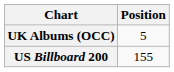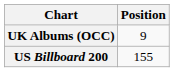(143, 35) 5 -> (143, 35) 9
